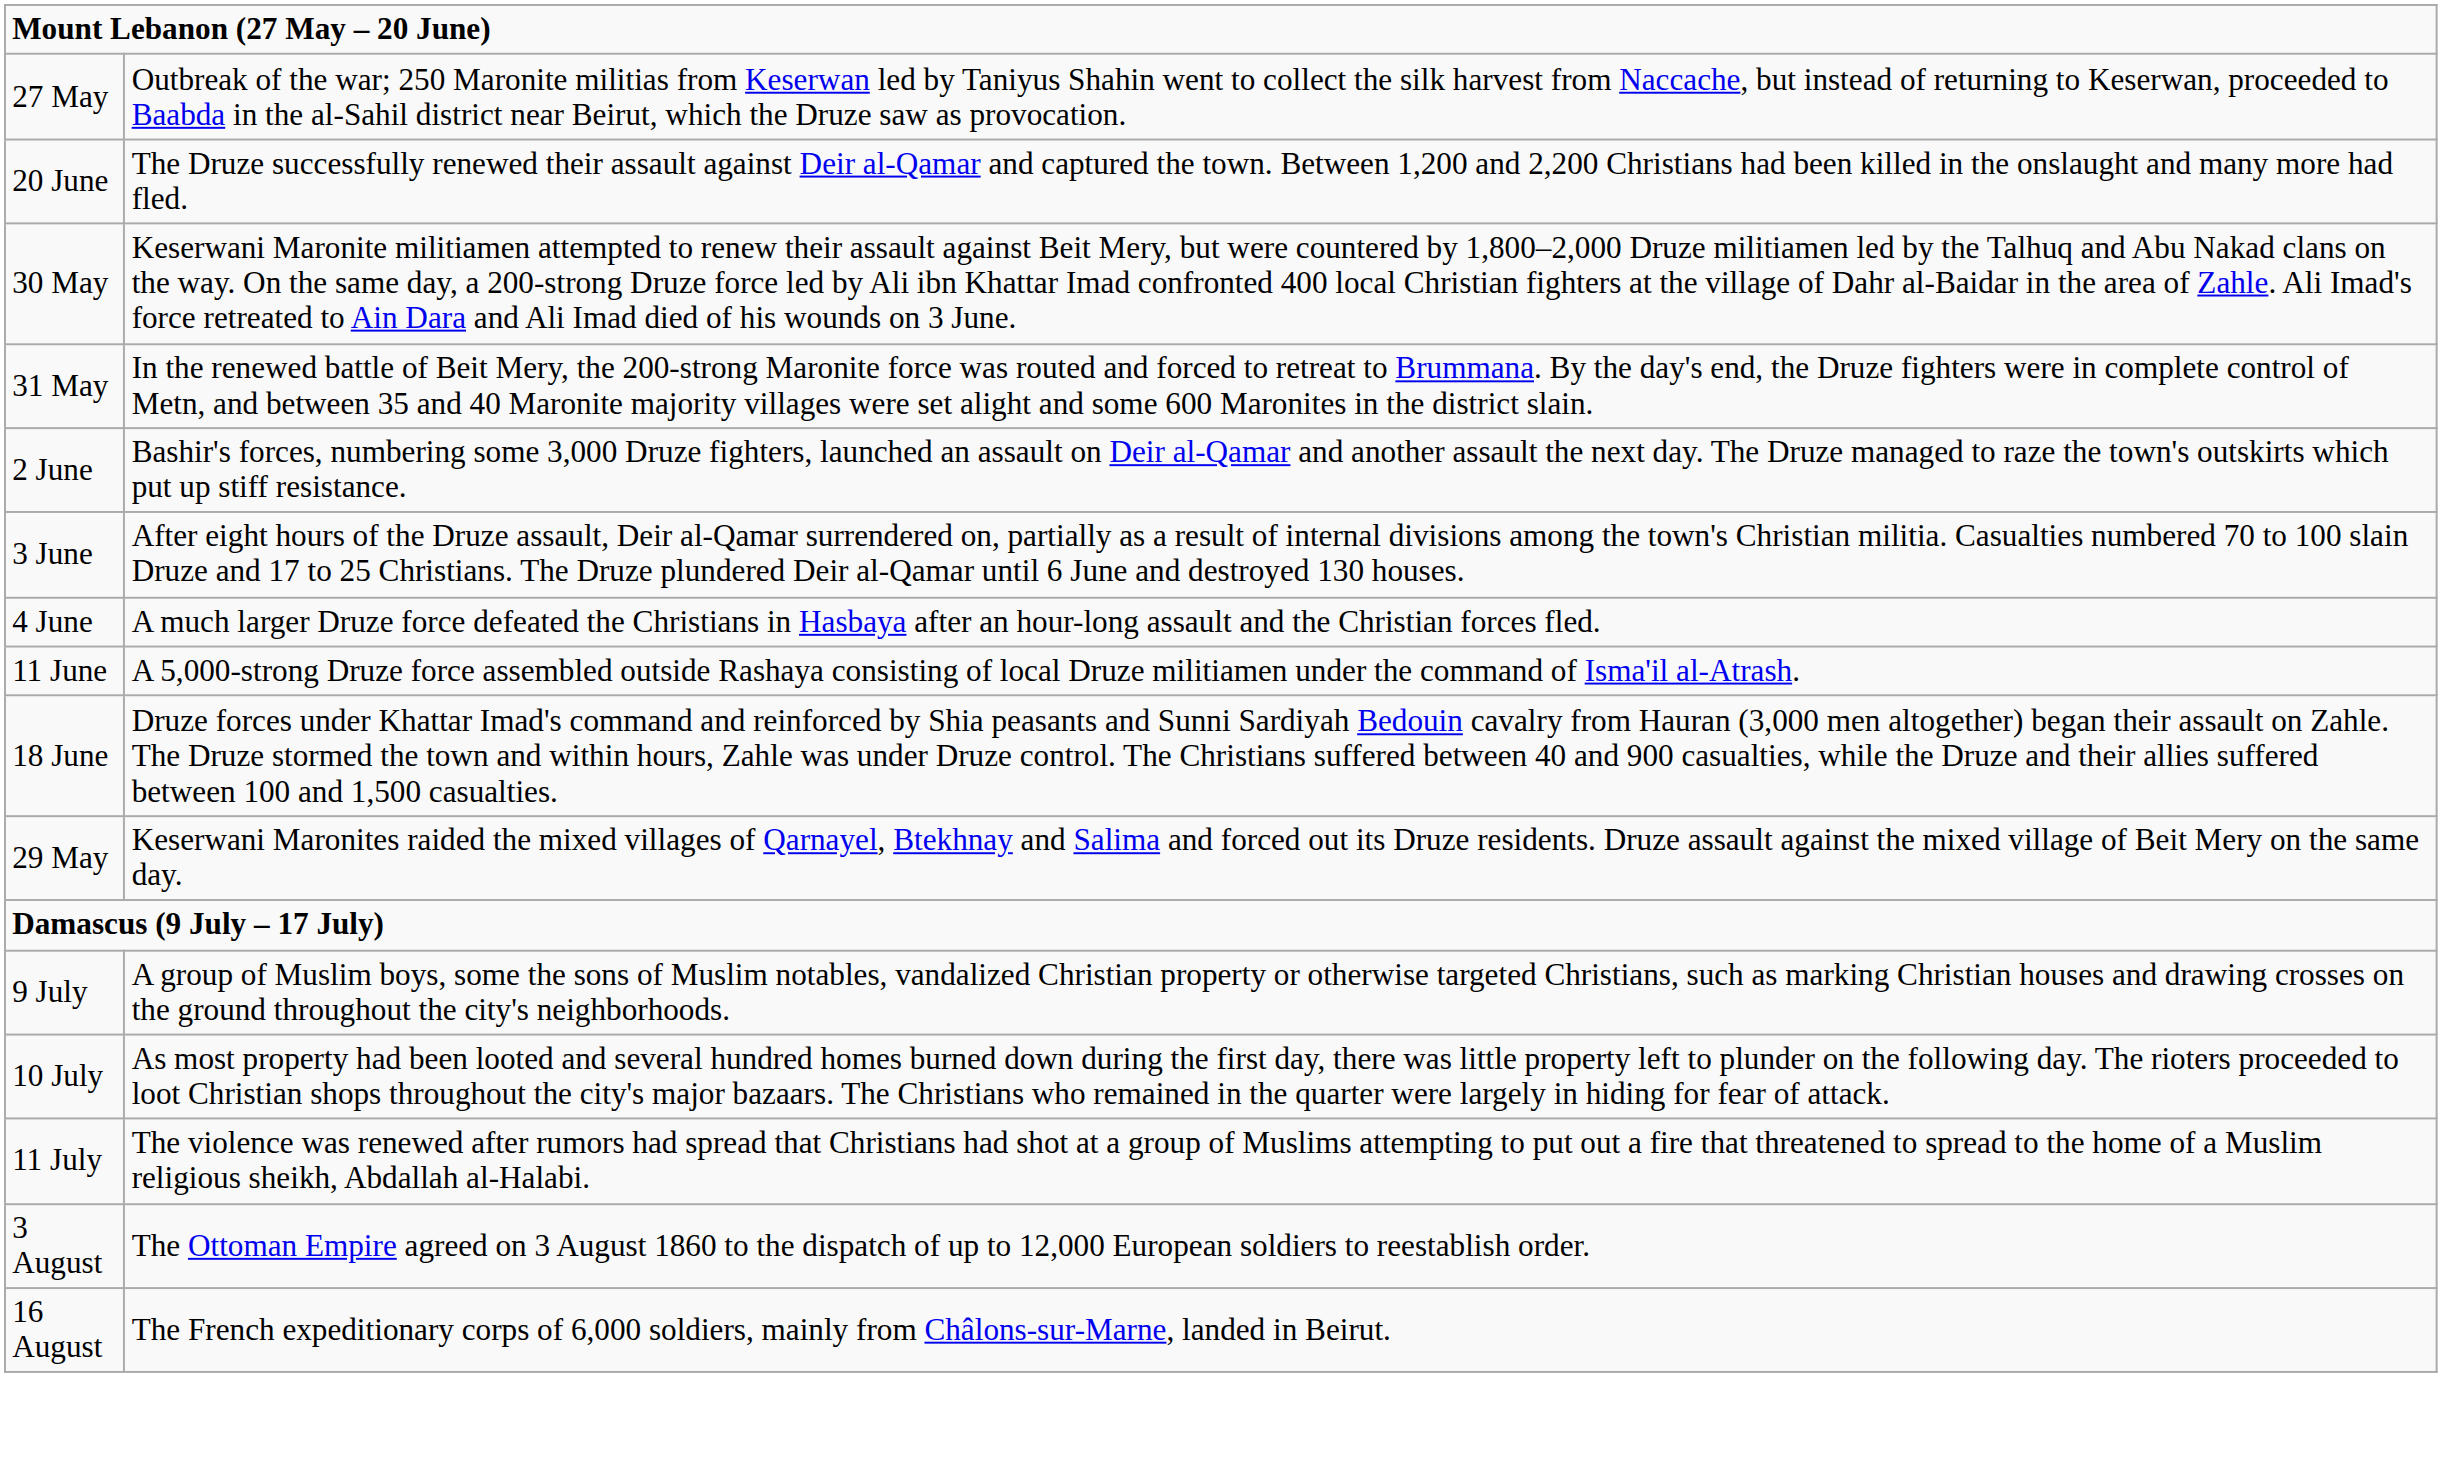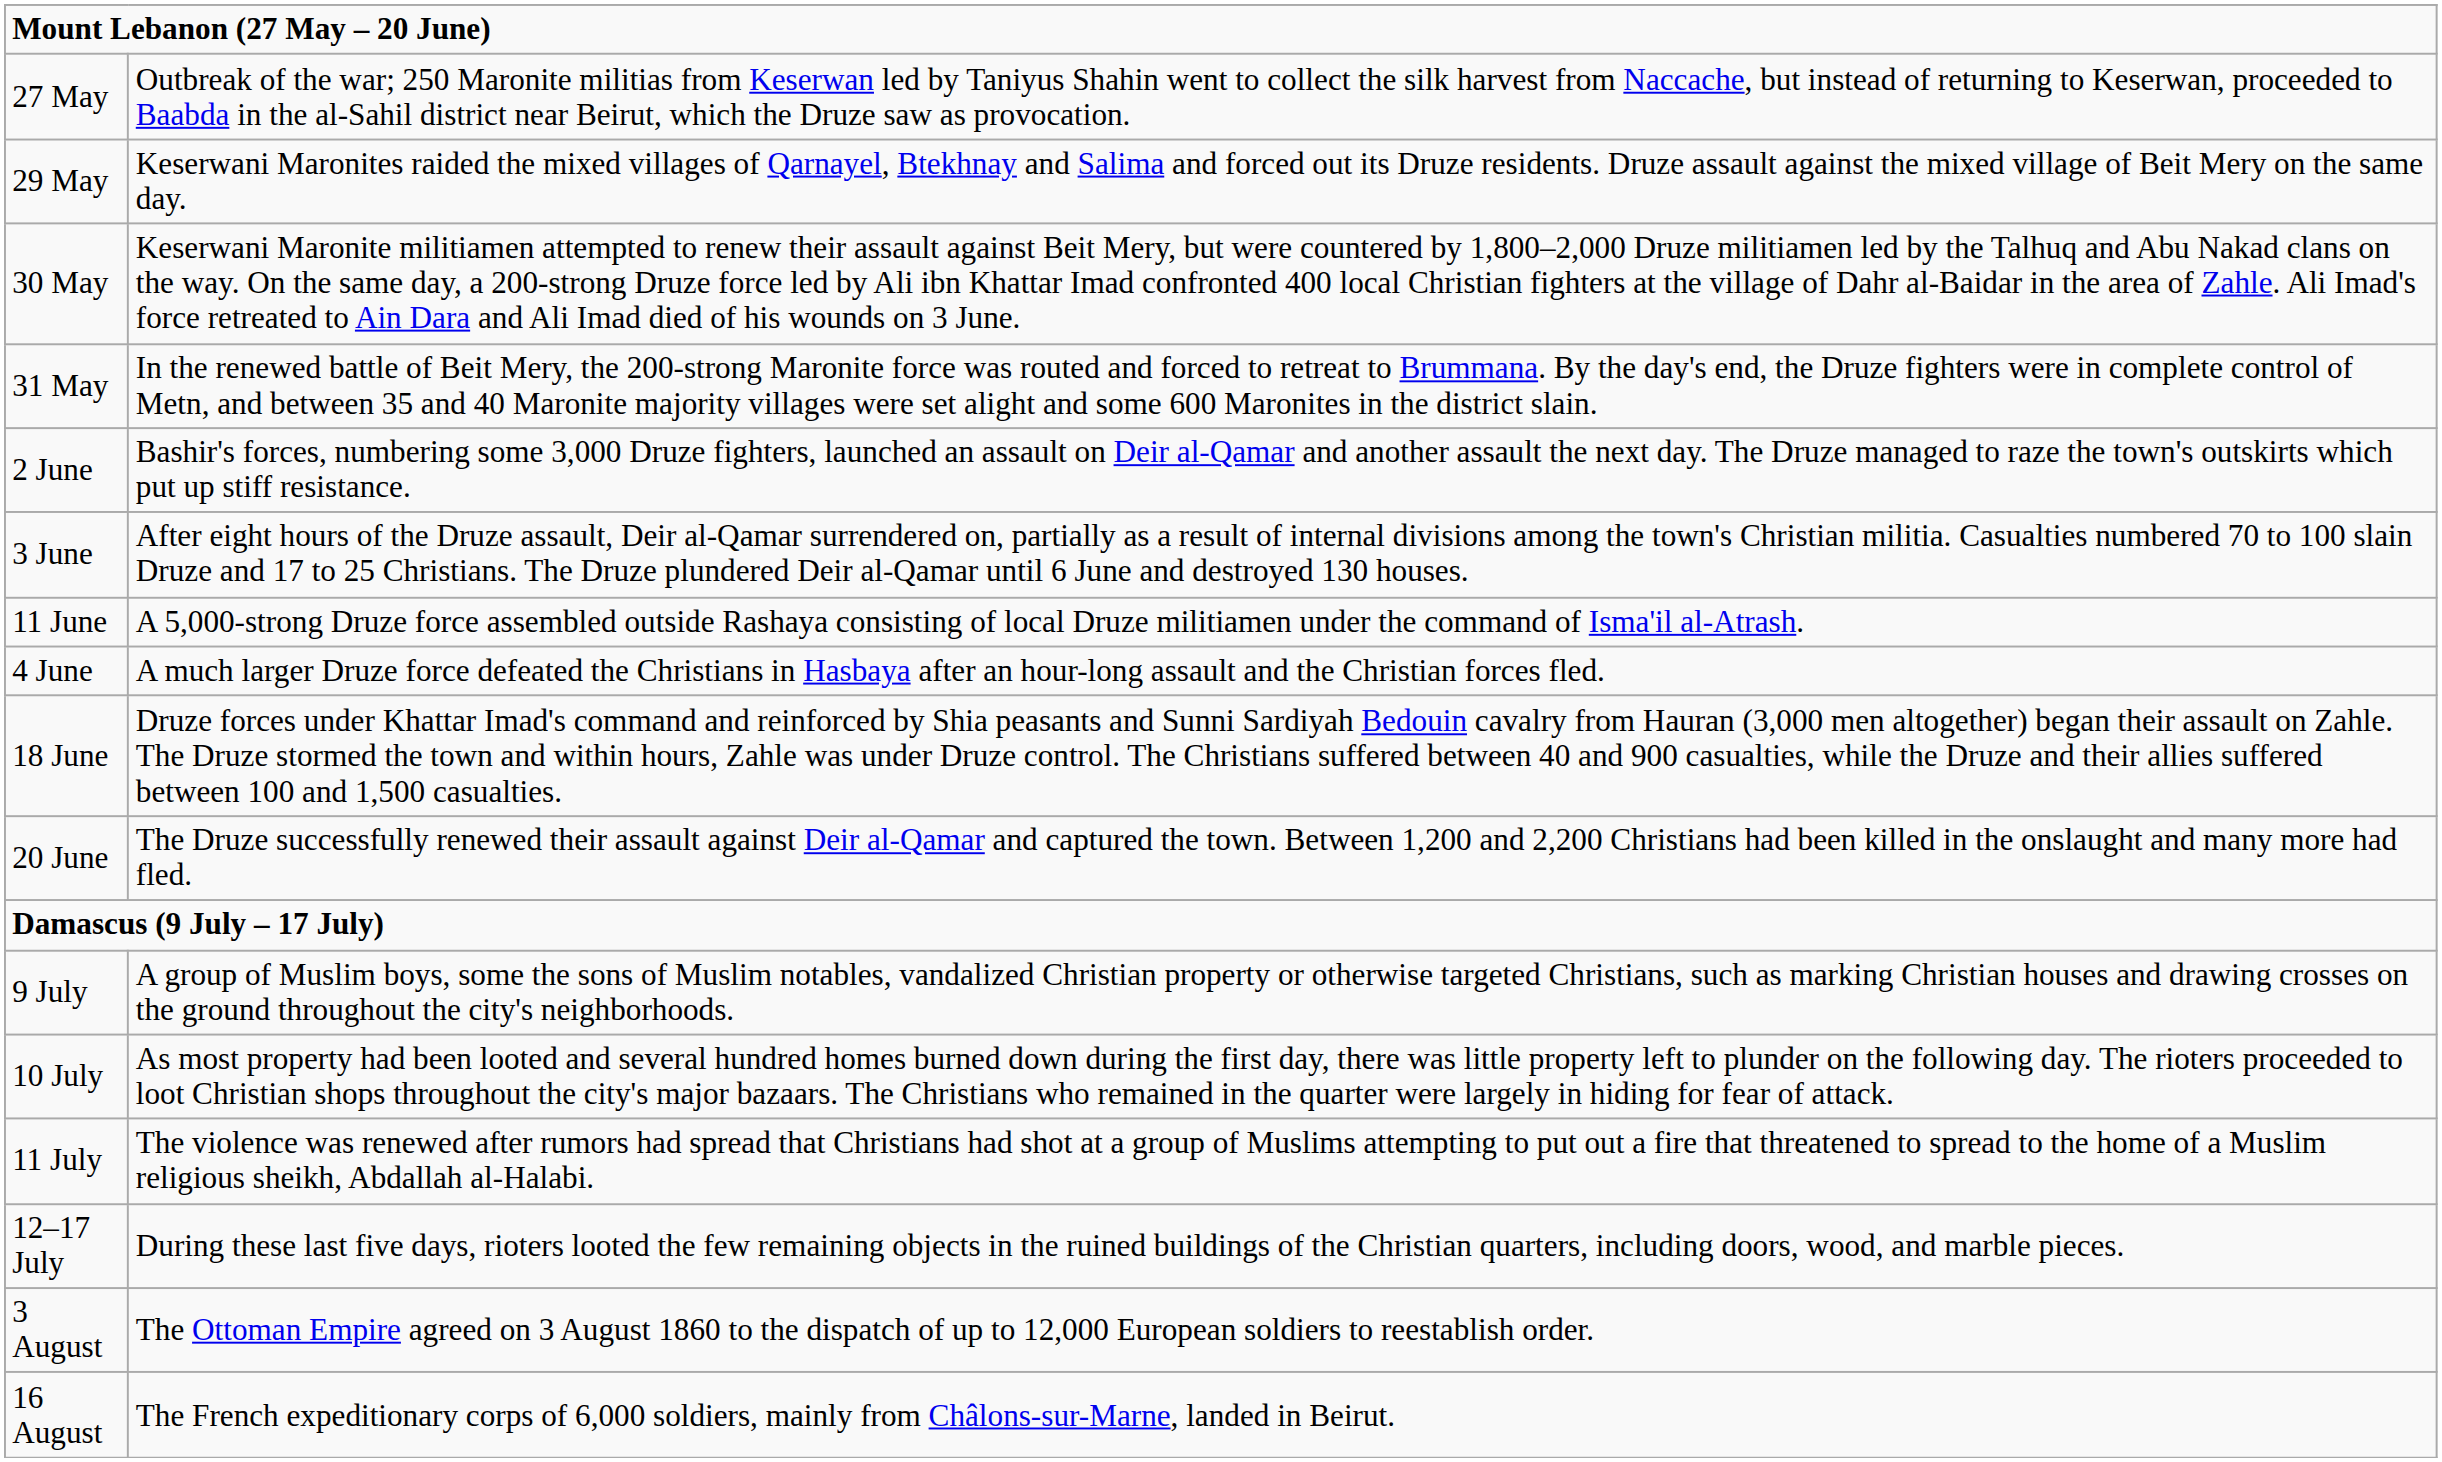rows swapped: (60, 857) <-> (60, 180)
rows swapped: (52, 621) <-> (60, 670)
+ row: (51, 1245)
